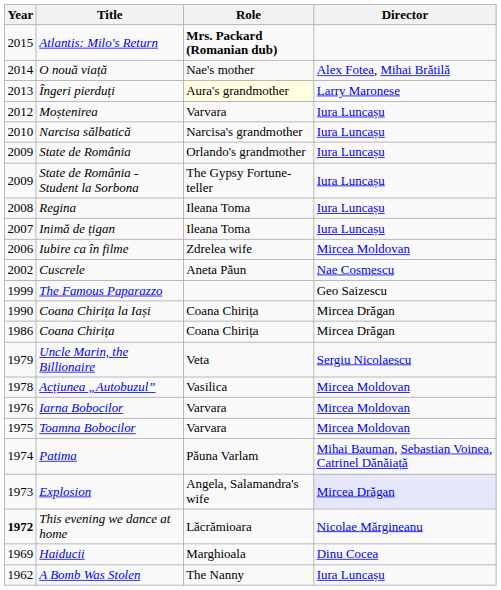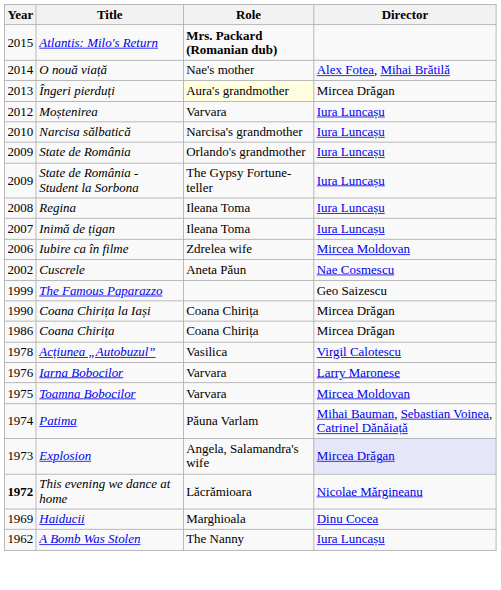(358, 91) Larry Maronese -> (356, 91) Mircea Drăgan
- row: (84, 359)
(363, 387) Mircea Moldovan -> (359, 352) Virgil Calotescu
(363, 407) Mircea Moldovan -> (358, 372) Larry Maronese
